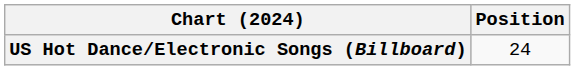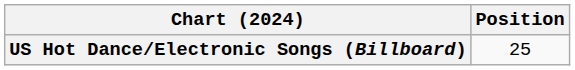(520, 50) 24 -> (520, 50) 25
